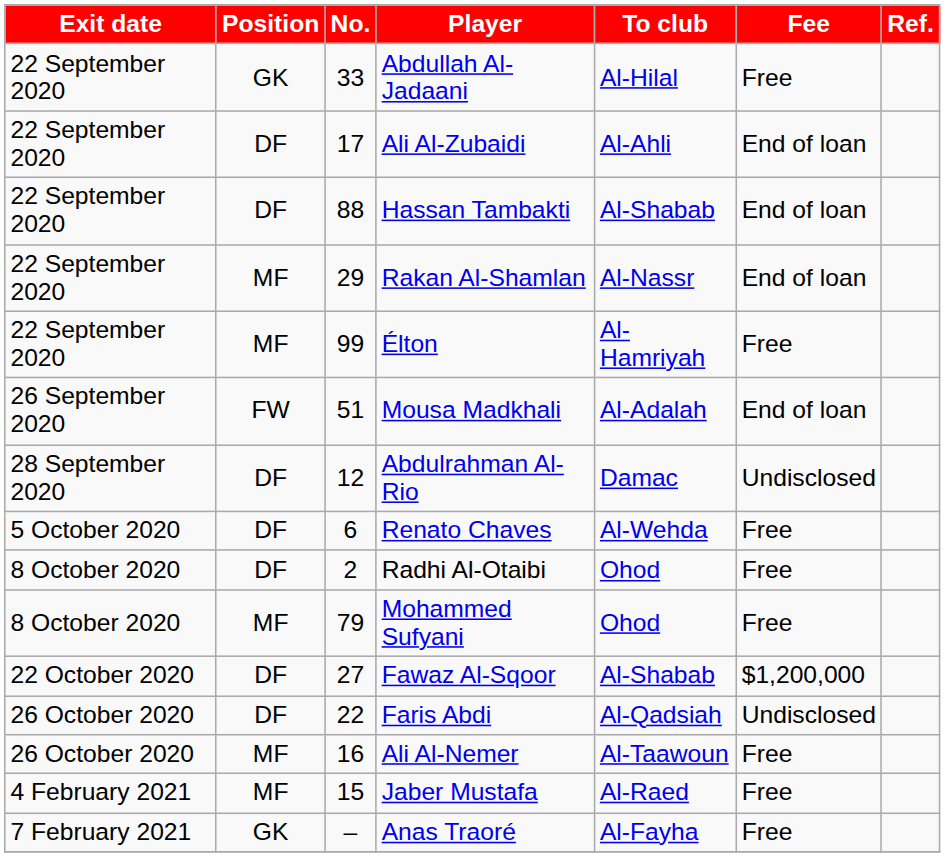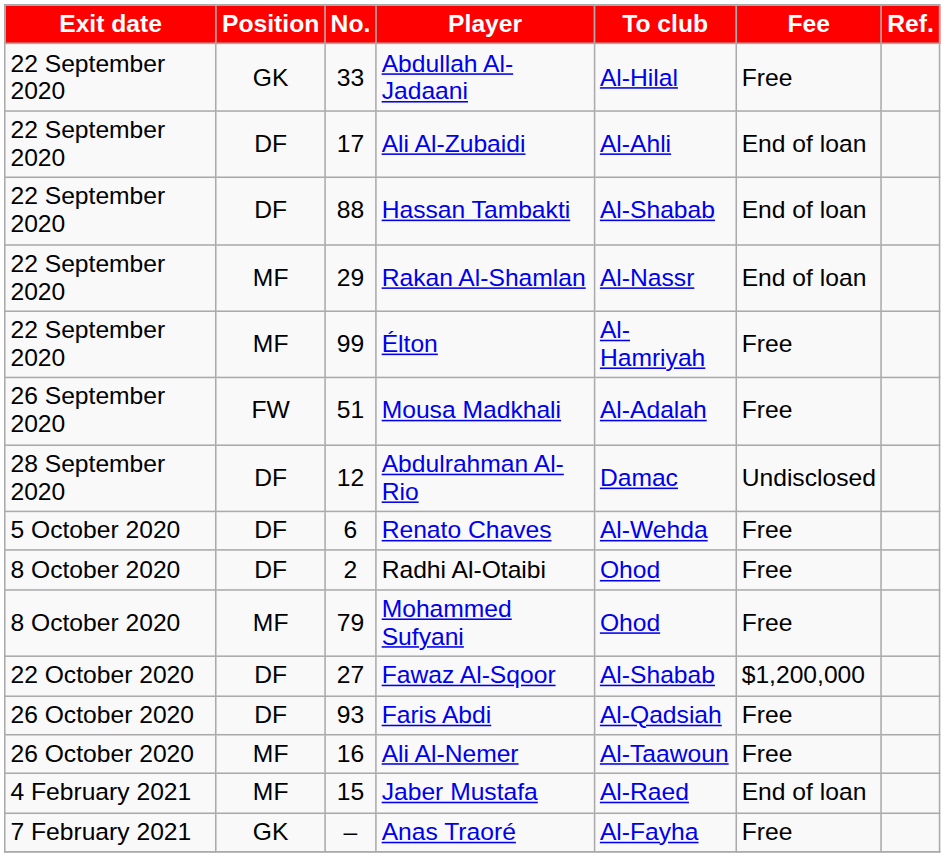(804, 410) End of loan -> (767, 410) Free
(350, 714) 22 -> (350, 714) 93
(809, 714) Undisclosed -> (767, 714) Free
(767, 792) Free -> (804, 792) End of loan
